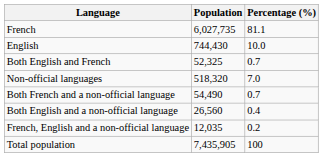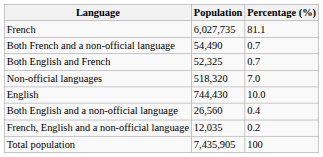rows swapped: (23, 45) <-> (91, 95)
